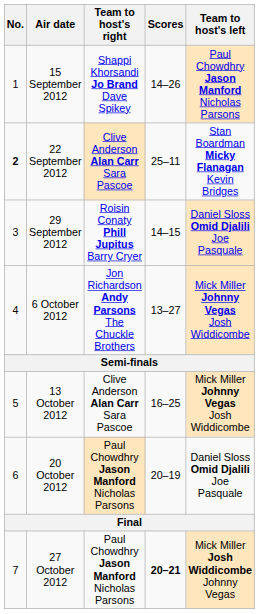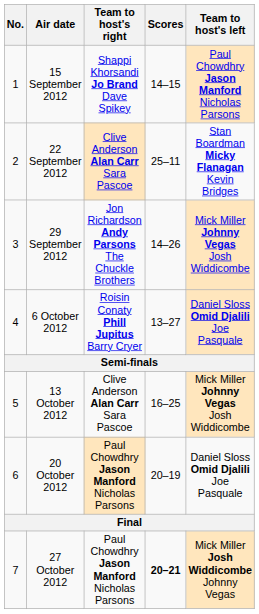(166, 84) 14–26 -> (166, 84) 14–15
(15, 161) bold -> (15, 161) normal
(115, 232) Roisin Conaty Phill Jupitus Barry Cryer -> (115, 244) Jon Richardson Andy Parsons The Chuckle Brothers
(166, 232) 14–15 -> (166, 244) 14–26
(220, 232) Daniel Sloss Omid Djalili Joe Pasquale -> (220, 244) Mick Miller Johnny Vegas Josh Widdicombe
(115, 310) Jon Richardson Andy Parsons The Chuckle Brothers -> (115, 322) Roisin Conaty Phill Jupitus Barry Cryer
(220, 310) Mick Miller Johnny Vegas Josh Widdicombe -> (220, 322) Daniel Sloss Omid Djalili Joe Pasquale
